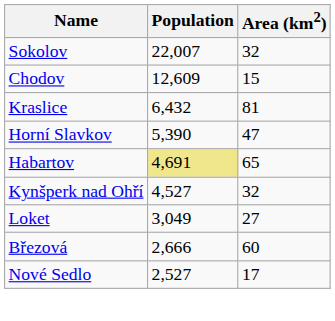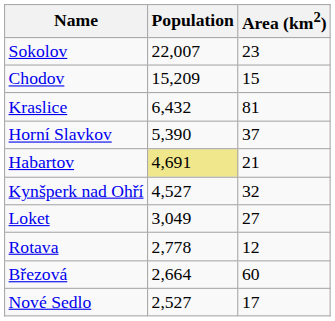(251, 51) 32 -> (251, 51) 23
(176, 79) 12,609 -> (176, 79) 15,209
(251, 134) 47 -> (251, 134) 37
(251, 162) 65 -> (251, 162) 21
+ row: (34, 246)
(171, 246) 2,666 -> (171, 274) 2,664
